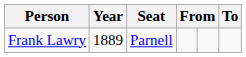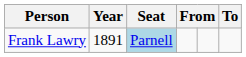(108, 40) 1889 -> (108, 40) 1891
(151, 40) no background -> (151, 40) lightblue background
